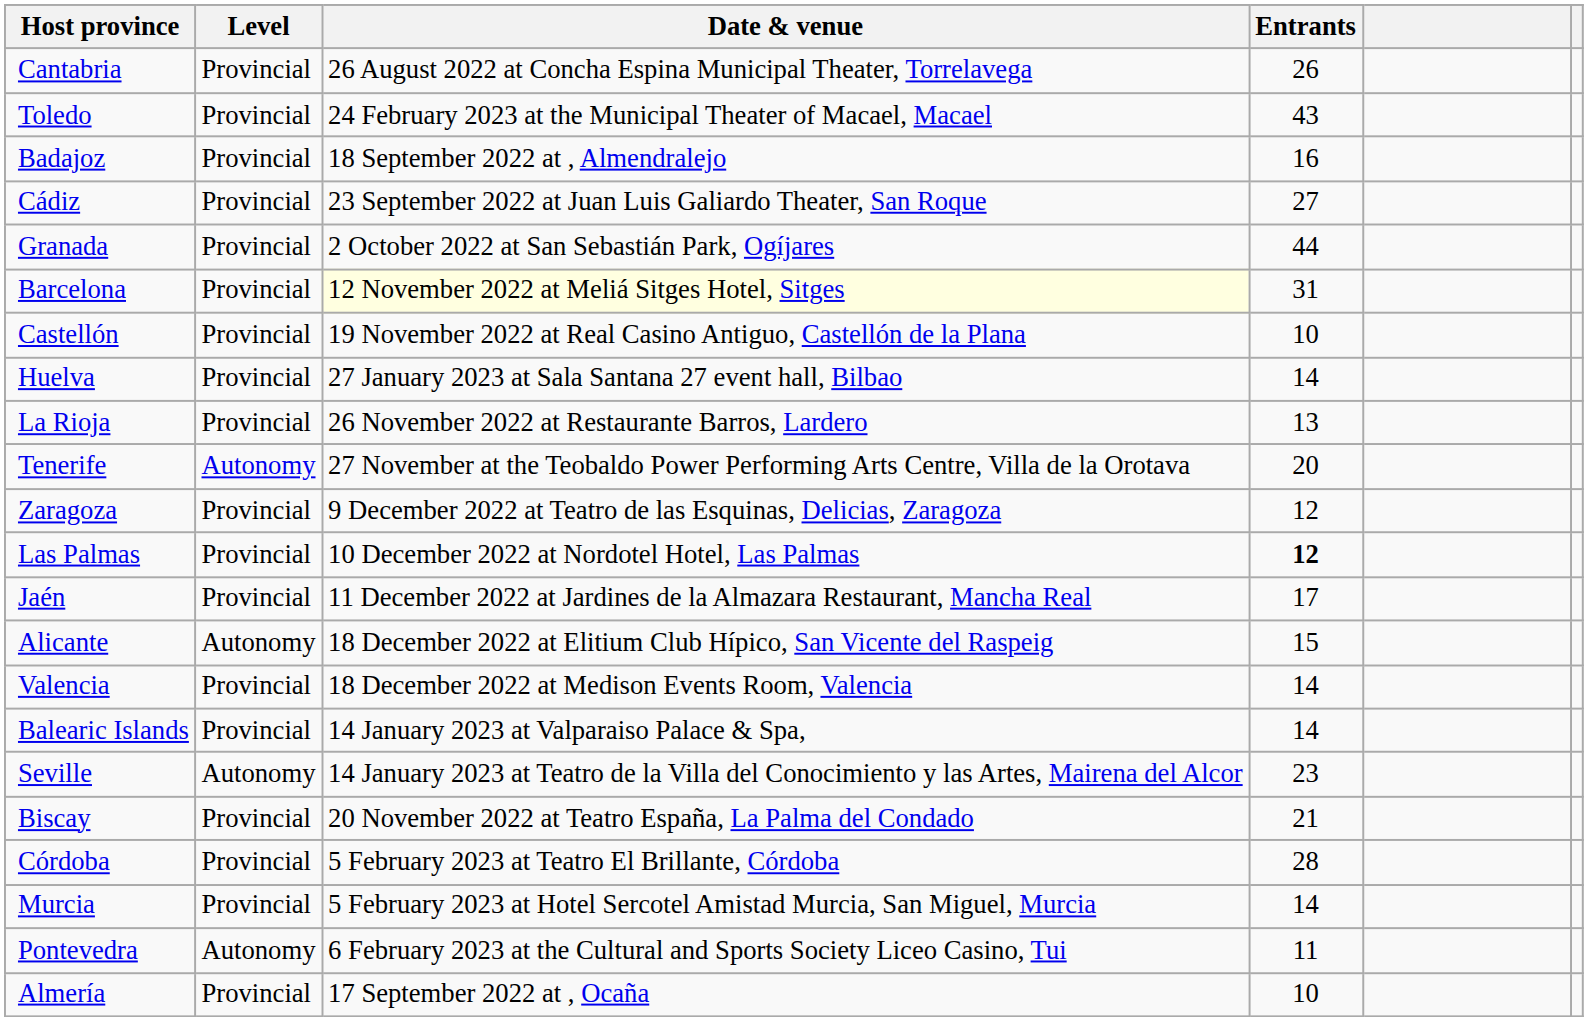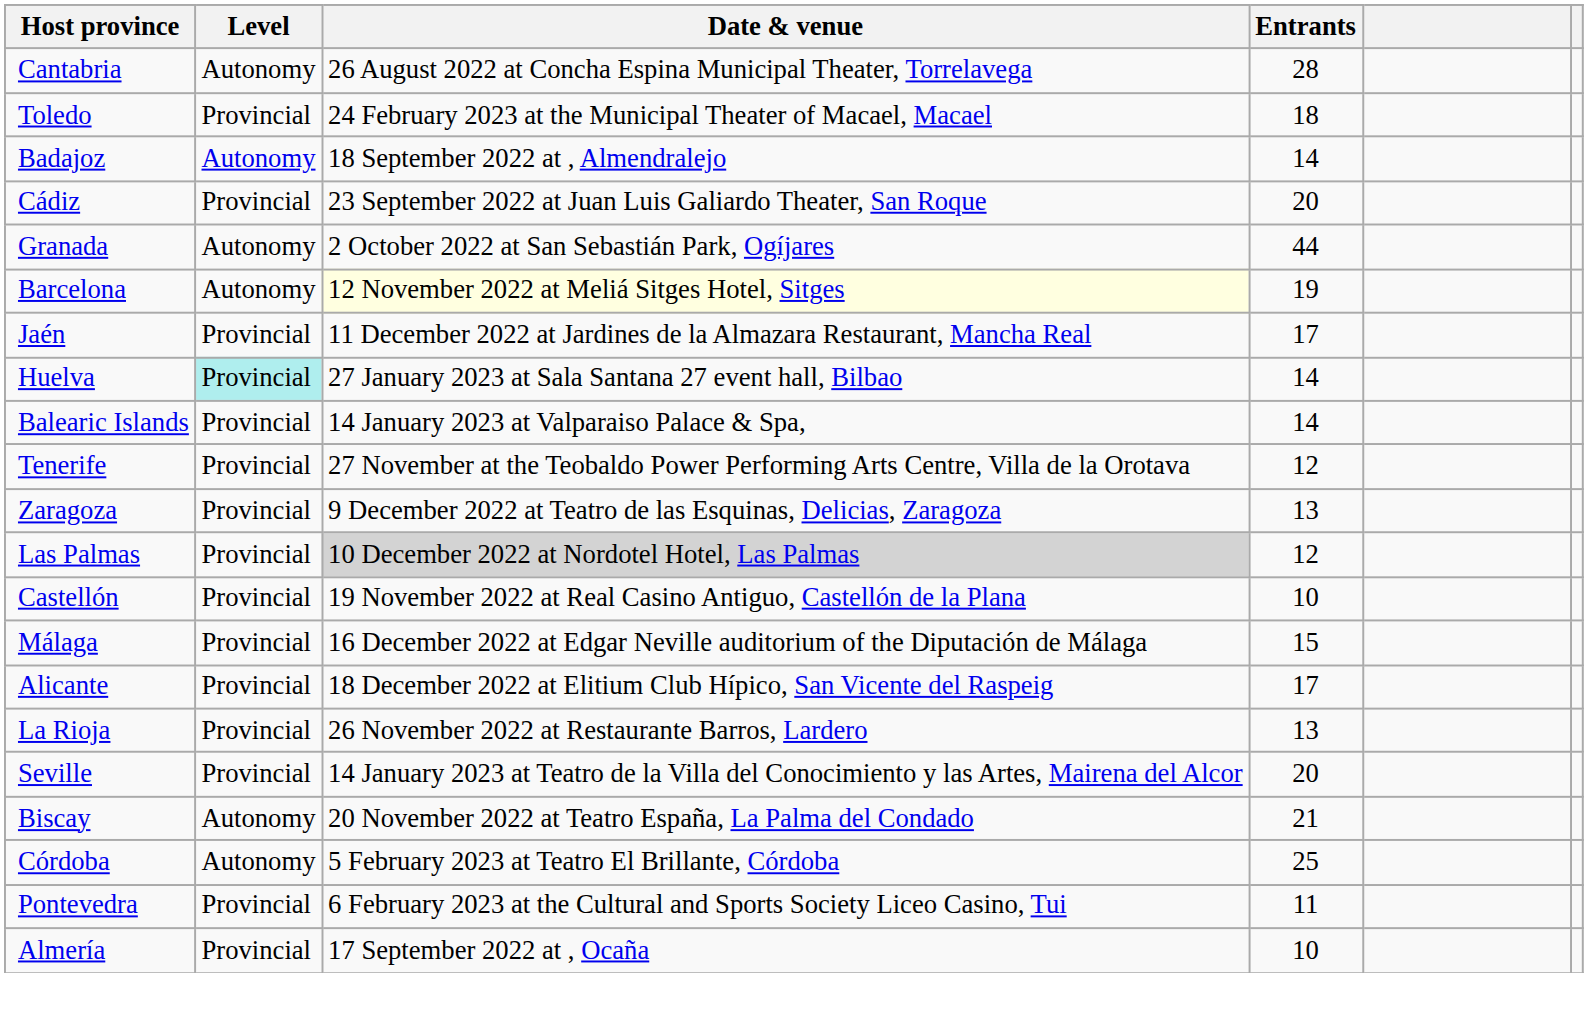(256, 70) Provincial -> (258, 70) Autonomy
(1306, 70) 26 -> (1306, 70) 28
(1306, 114) 43 -> (1306, 114) 18
(256, 158) Provincial -> (258, 158) Autonomy
(1306, 158) 16 -> (1306, 158) 14
(1306, 201) 27 -> (1306, 201) 20
(256, 245) Provincial -> (258, 245) Autonomy
(256, 289) Provincial -> (258, 289) Autonomy
(1306, 289) 31 -> (1306, 289) 19
rows swapped: (65, 333) <-> (38, 597)
(256, 377) no background -> (256, 377) paleturquoise background
rows swapped: (61, 421) <-> (100, 729)
(258, 465) Autonomy -> (256, 465) Provincial
(1306, 465) 20 -> (1306, 465) 12
(1306, 509) 12 -> (1306, 509) 13
(594, 553) no background -> (594, 553) lightgrey background
(1306, 553) bold -> (1306, 553) normal
+ row: (55, 641)
(258, 641) Autonomy -> (256, 685) Provincial
(1306, 641) 15 -> (1306, 685) 17
- row: (60, 685)
(258, 773) Autonomy -> (256, 773) Provincial
(1306, 773) 23 -> (1306, 773) 20
(256, 817) Provincial -> (258, 817) Autonomy
(256, 861) Provincial -> (258, 861) Autonomy
(1306, 861) 28 -> (1306, 861) 25
- row: (53, 905)
(258, 949) Autonomy -> (256, 905) Provincial
